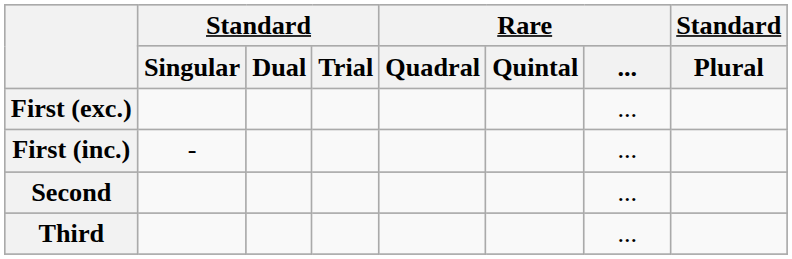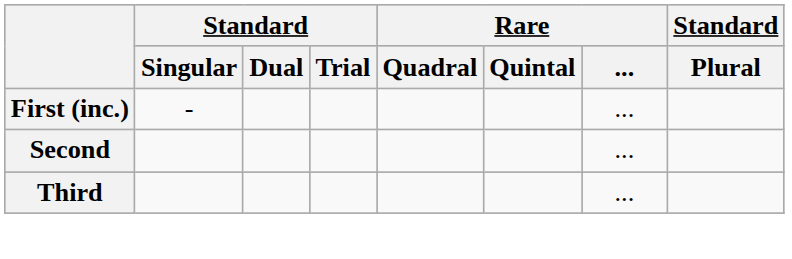- row: (71, 108)
